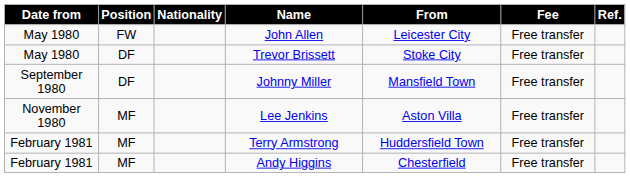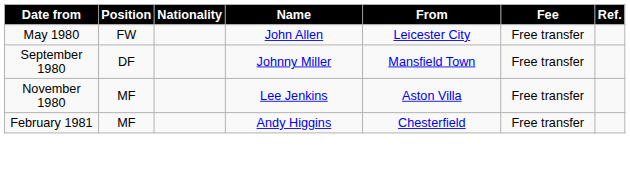- row: (294, 55)
- row: (294, 143)
